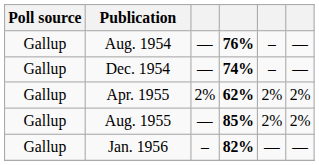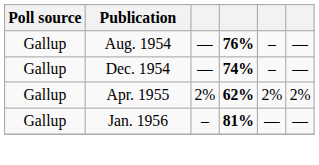- row: (138, 121)
(238, 147) 82% -> (238, 121) 81%
